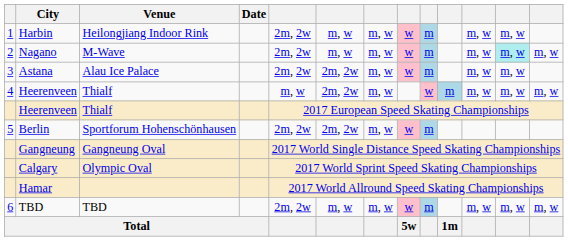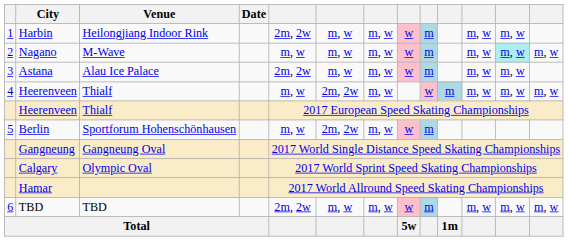(293, 52) 2m, 2w -> (293, 52) m, w
(340, 71) 2m, 2w -> (340, 71) m, w
(293, 129) 2m, 2w -> (293, 129) m, w
